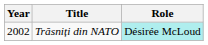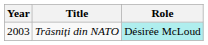(18, 31) 2002 -> (18, 31) 2003
